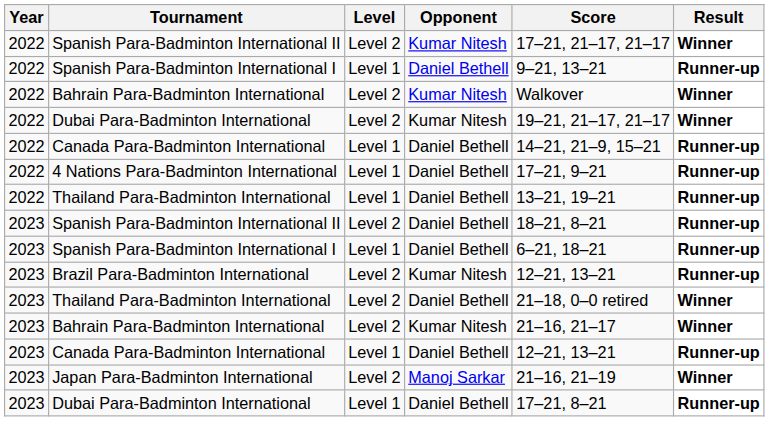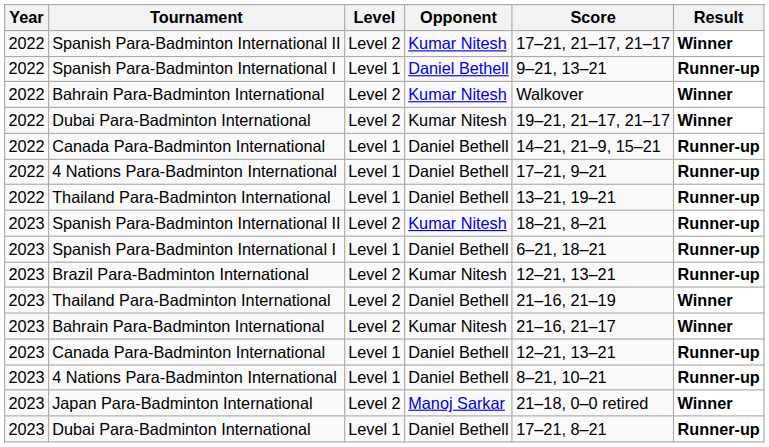(458, 223) Daniel Bethell -> (458, 223) Kumar Nitesh
(582, 301) 21–18, 0–0 retired -> (566, 301) 21–16, 21–19
+ row: (26, 378)
(566, 378) 21–16, 21–19 -> (582, 403) 21–18, 0–0 retired
